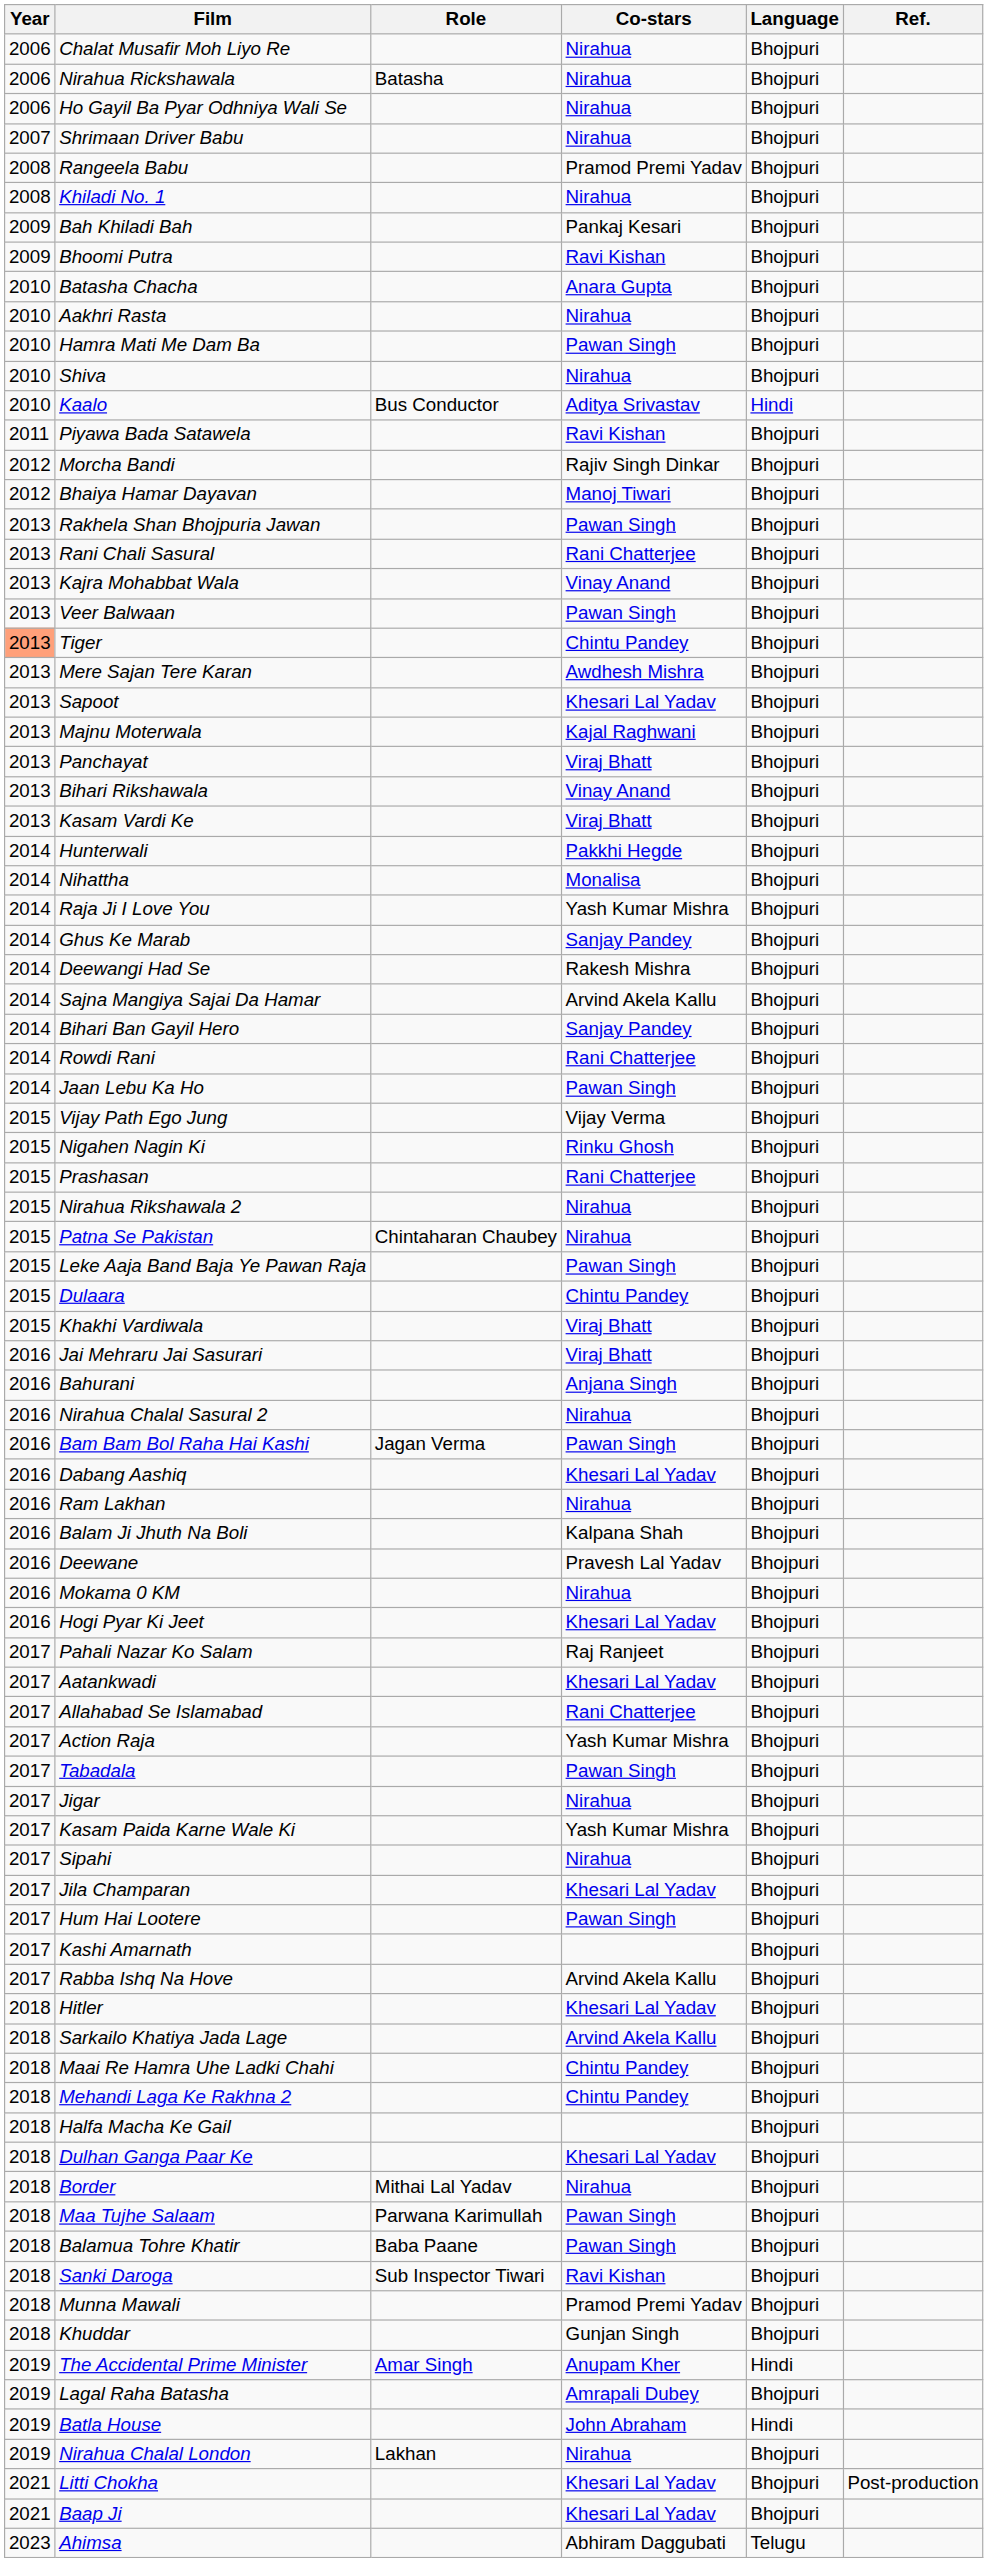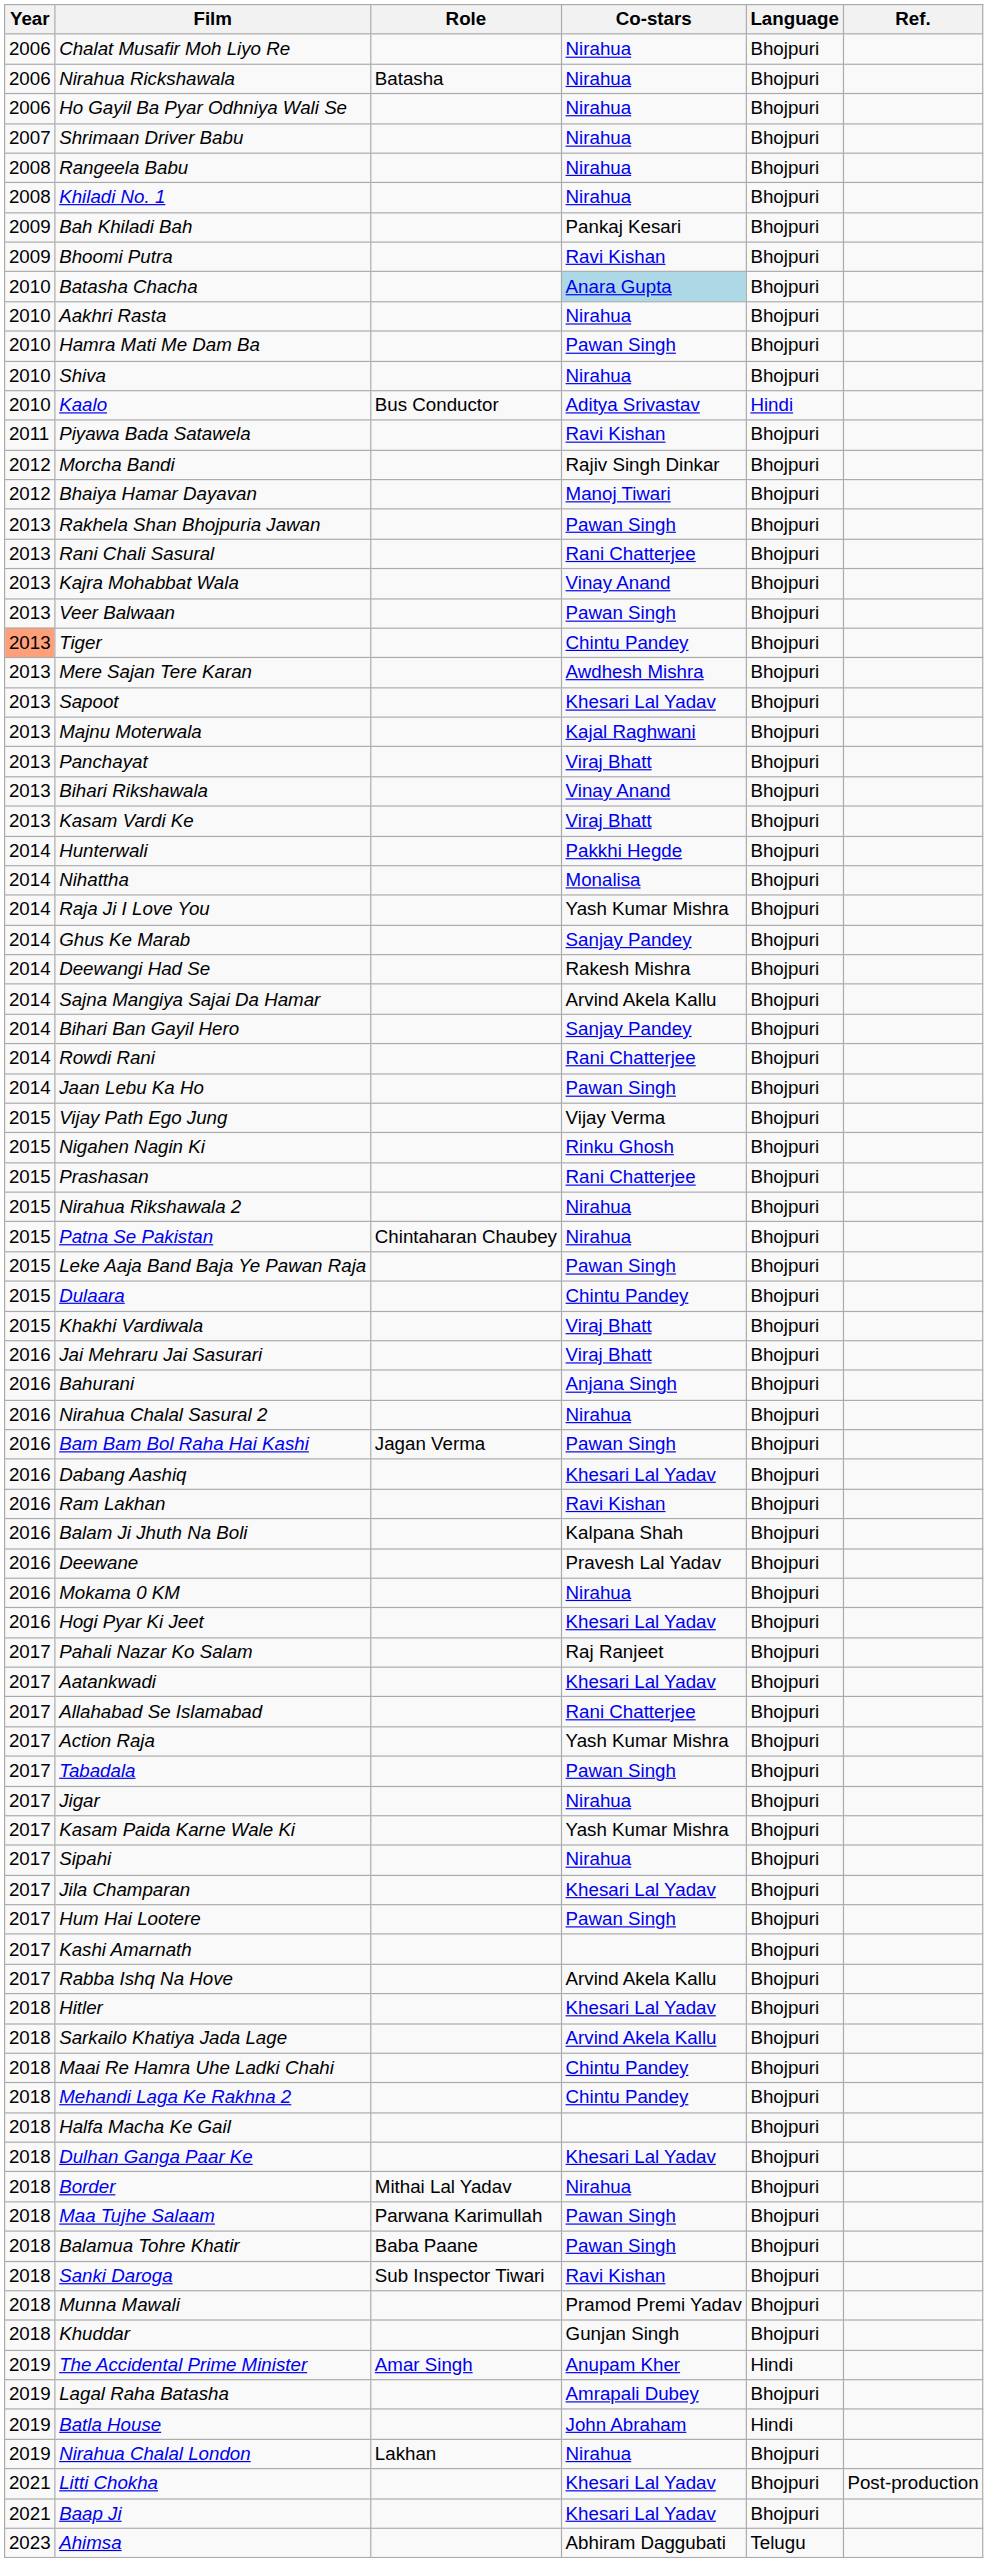(654, 167) Pramod Premi Yadav -> (598, 167) Nirahua
(619, 286) no background -> (619, 286) lightblue background
(598, 1503) Nirahua -> (616, 1503) Ravi Kishan
